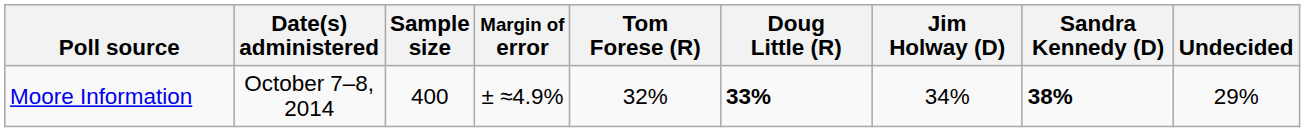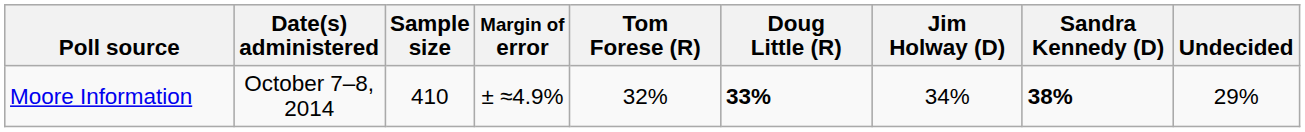(430, 96) 400 -> (430, 96) 410
